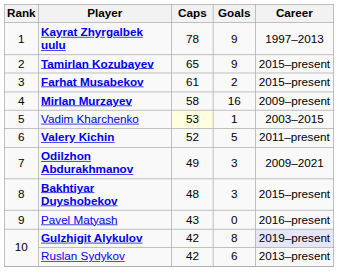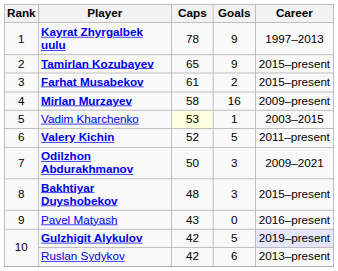(192, 163) 49 -> (192, 163) 50
(234, 238) 8 -> (234, 238) 5
